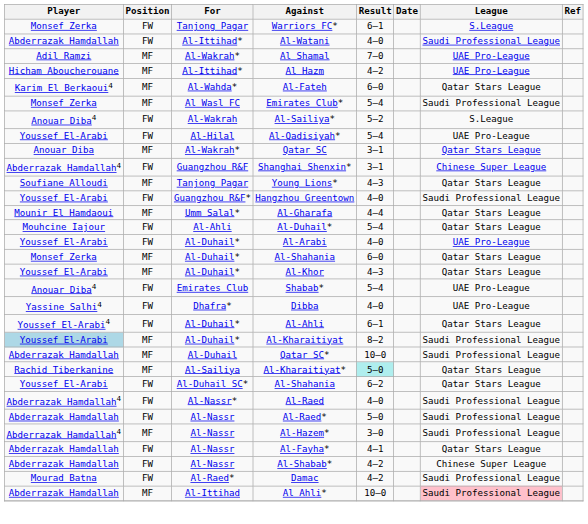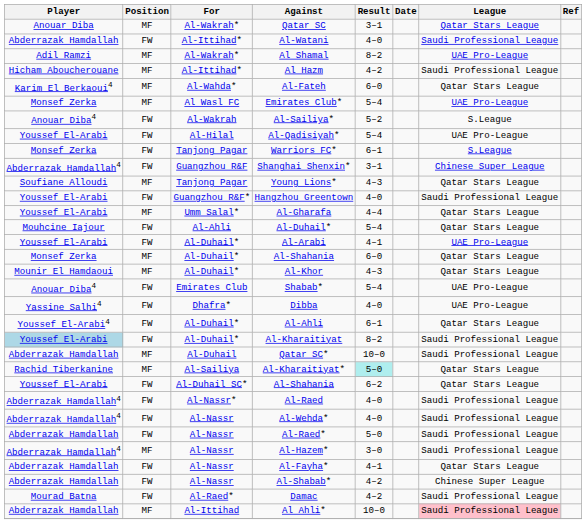rows swapped: (212, 151) <-> (212, 27)
(375, 56) 7–0 -> (374, 56) 8–2
(491, 71) UAE Pro-League -> (490, 71) Saudi Professional League
(491, 104) Saudi Professional League -> (490, 104) UAE Pro-League
(64, 213) Mounir El Hamdaoui -> (64, 213) Youssef El-Arabi
(375, 243) 4–0 -> (374, 243) 4–1
(64, 272) Youssef El-Arabi -> (64, 272) Mounir El Hamdaoui
(148, 340) MF -> (147, 340) FW
+ row: (212, 418)
